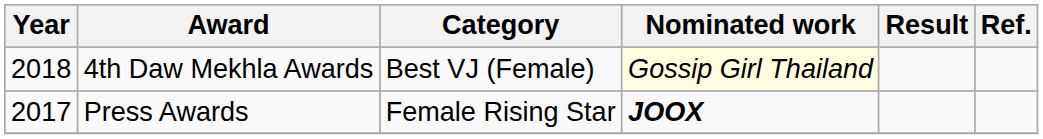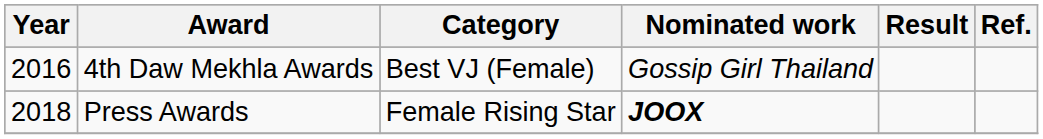(41, 68) 2018 -> (41, 68) 2016
(751, 68) lightyellow background -> (751, 68) no background
(41, 111) 2017 -> (41, 111) 2018
